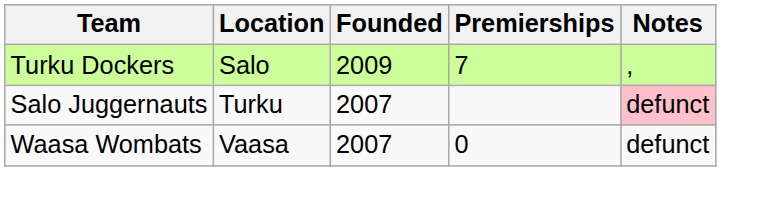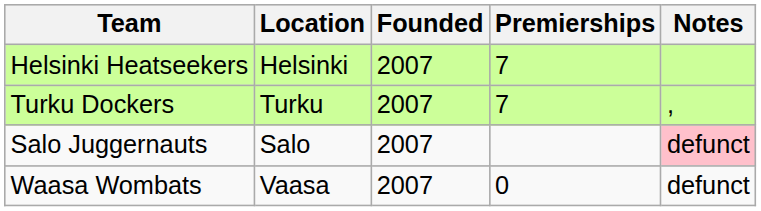+ row: (129, 64)
(244, 64) Salo -> (292, 104) Turku
(364, 64) 2009 -> (405, 104) 2007
(251, 104) Turku -> (285, 144) Salo
